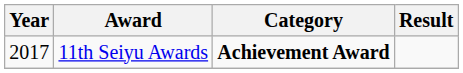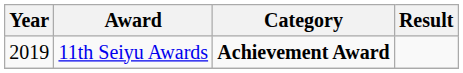(29, 52) 2017 -> (29, 52) 2019
